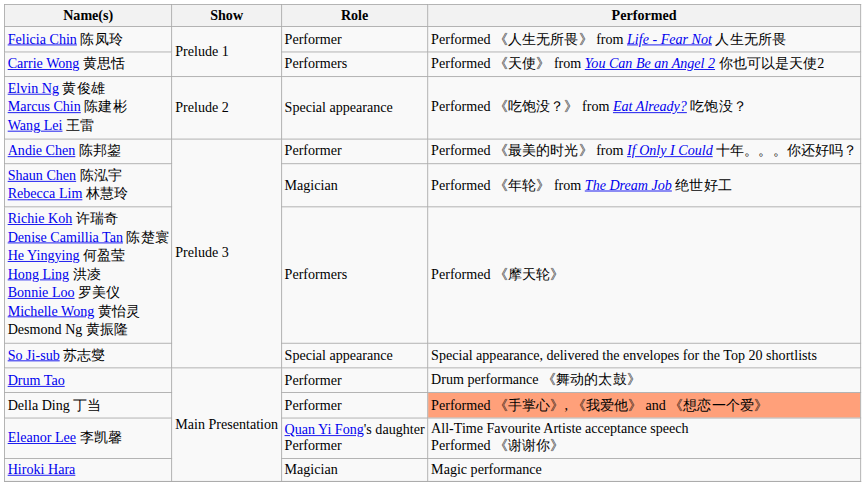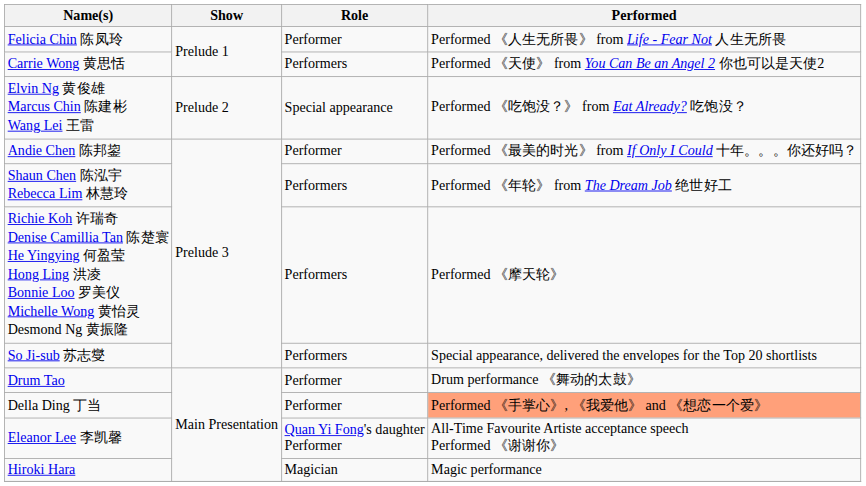(311, 185) Magician -> (316, 185) Performers
(339, 355) Special appearance -> (316, 355) Performers
